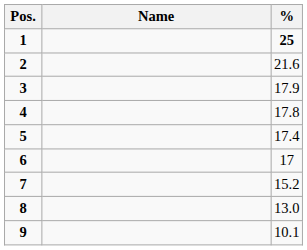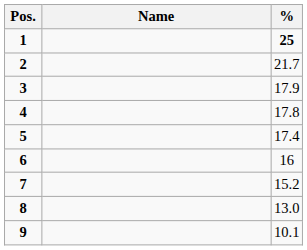(287, 64) 21.6 -> (287, 64) 21.7
(287, 160) 17 -> (287, 160) 16
